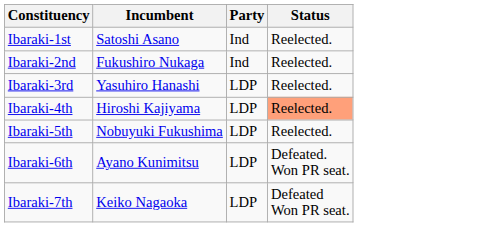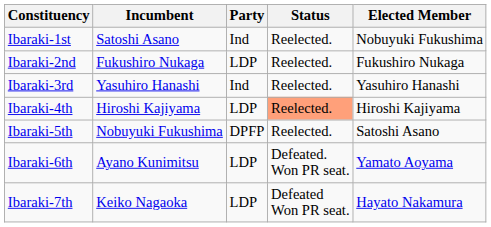+ column: (420, 16)
(239, 62) Ind -> (243, 62) LDP
(243, 85) LDP -> (239, 85) Ind
(243, 131) LDP -> (247, 131) DPFP
